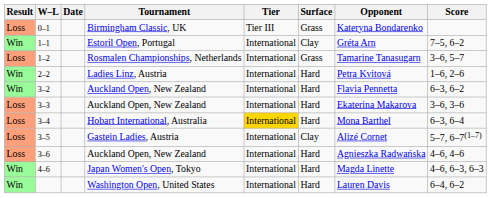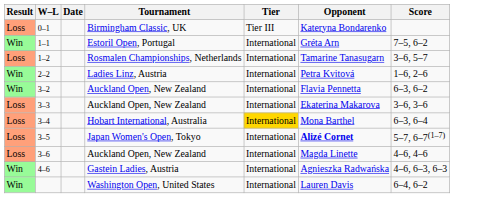- column: (316, 12)
(133, 137) Gastein Ladies, Austria -> (144, 137) Japan Women's Open, Tokyo
(362, 137) normal -> (327, 137) bold
(381, 154) Agnieszka Radwańska -> (329, 154) Magda Linette
(144, 169) Japan Women's Open, Tokyo -> (133, 169) Gastein Ladies, Austria
(365, 169) Magda Linette -> (345, 169) Agnieszka Radwańska
